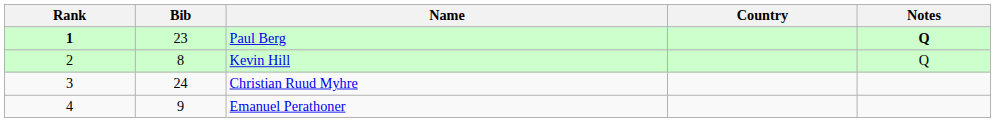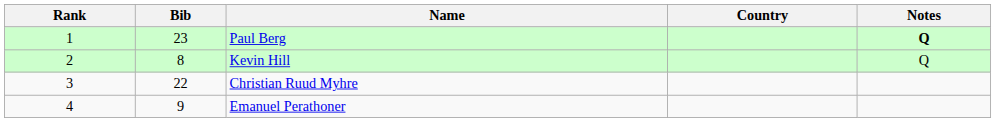(70, 38) bold -> (70, 38) normal
(181, 83) 24 -> (181, 83) 22
